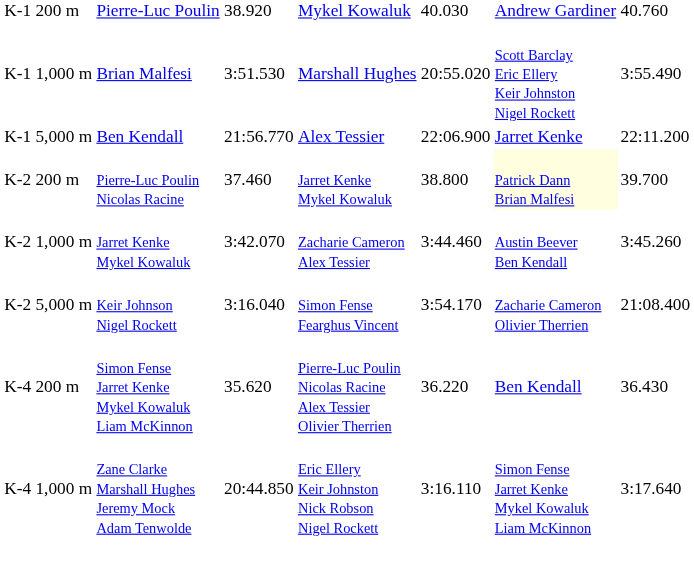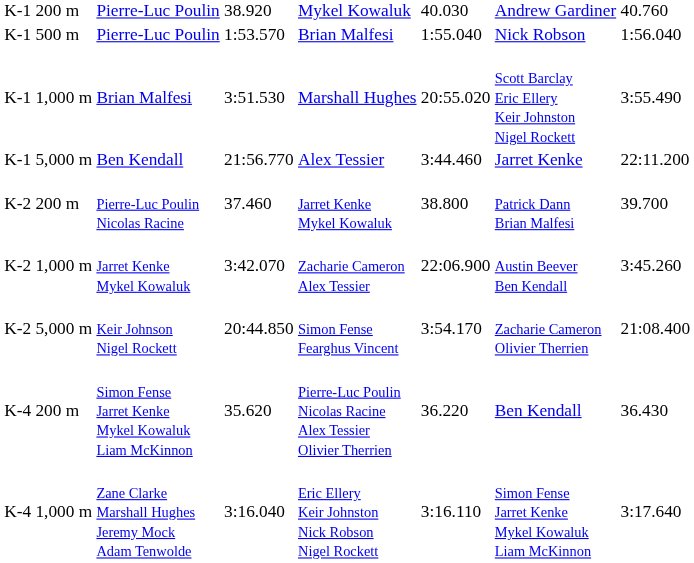+ row: (42, 34)
(456, 136) 22:06.900 -> (451, 159) 3:44.460
(535, 190) lightyellow background -> (535, 213) no background
(451, 242) 3:44.460 -> (456, 265) 22:06.900
(255, 304) 3:16.040 -> (259, 328) 20:44.850
(259, 488) 20:44.850 -> (255, 512) 3:16.040
